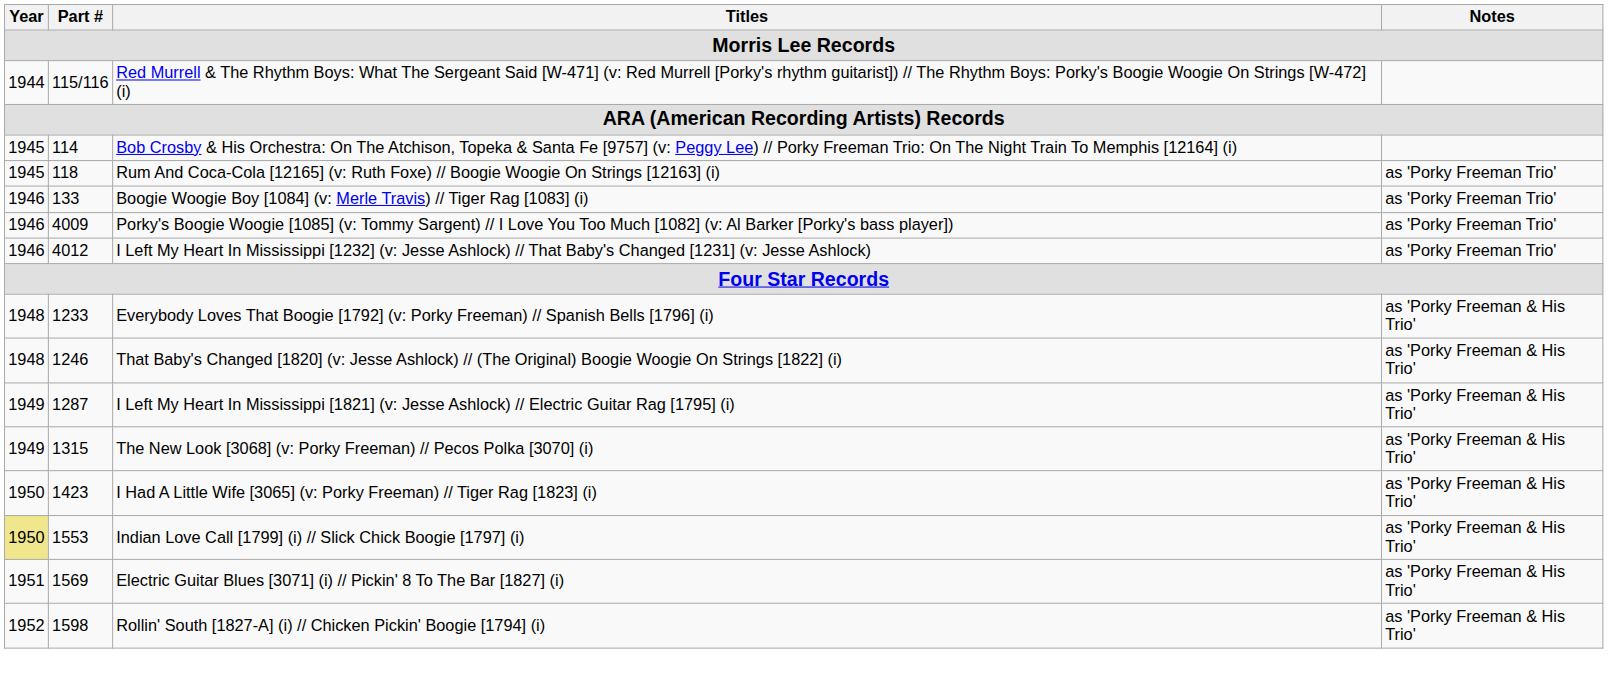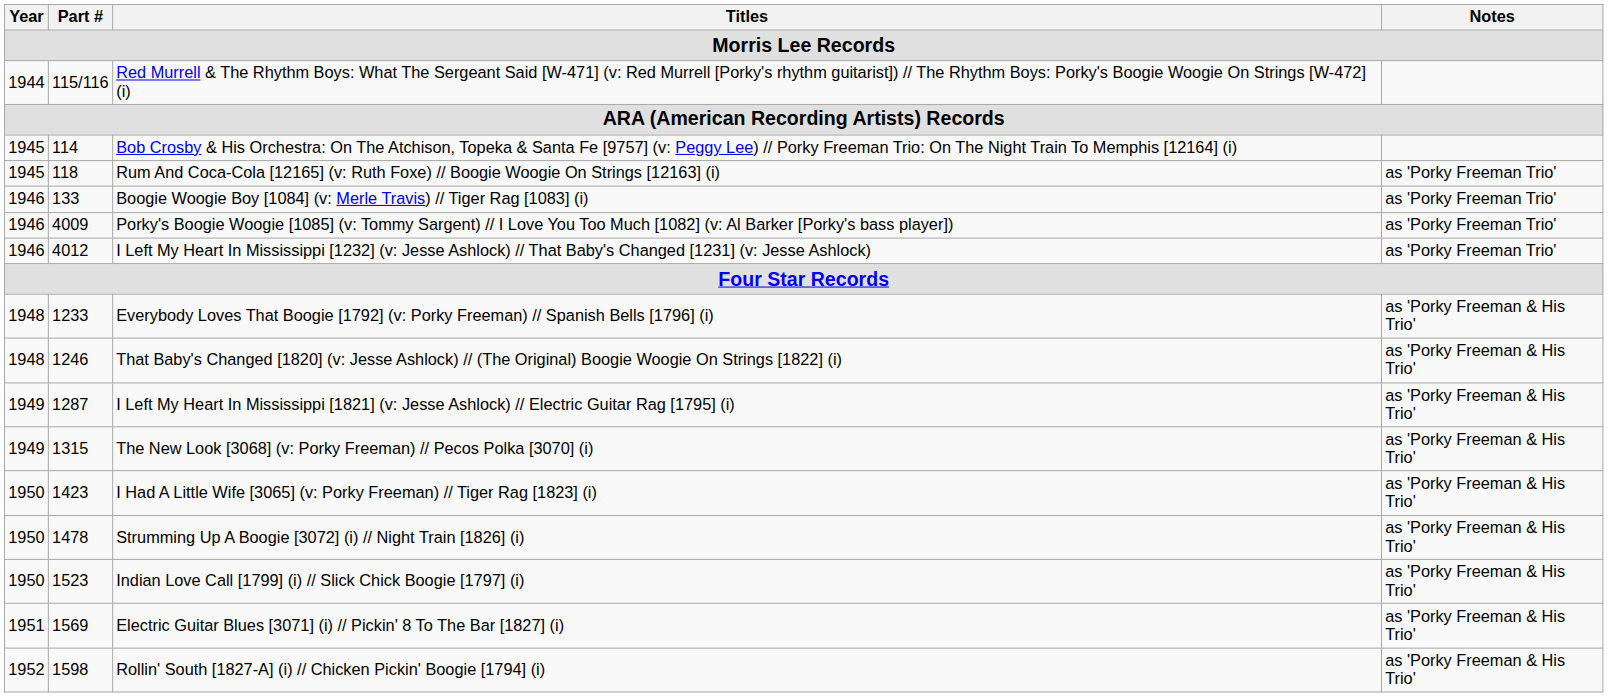+ row: (320, 537)
(26, 537) khaki background -> (26, 581) no background
(70, 537) 1553 -> (70, 581) 1523
